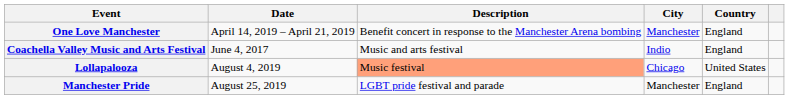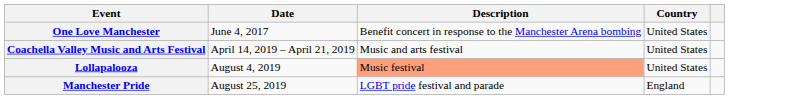- column: (673, 13)
(283, 31) April 14, 2019 – April 21, 2019 -> (240, 31) June 4, 2017
(724, 31) England -> (677, 31) United States
(240, 49) June 4, 2017 -> (283, 49) April 14, 2019 – April 21, 2019
(724, 49) England -> (677, 49) United States
